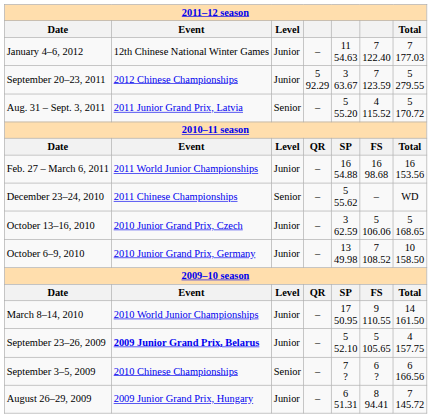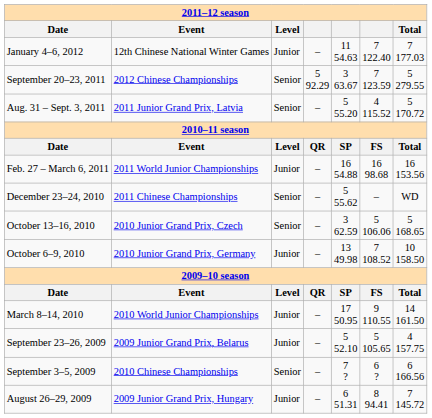(287, 79) Junior -> (287, 79) Senior
(287, 225) Junior -> (287, 225) Senior
(187, 343) bold -> (181, 343) normal
